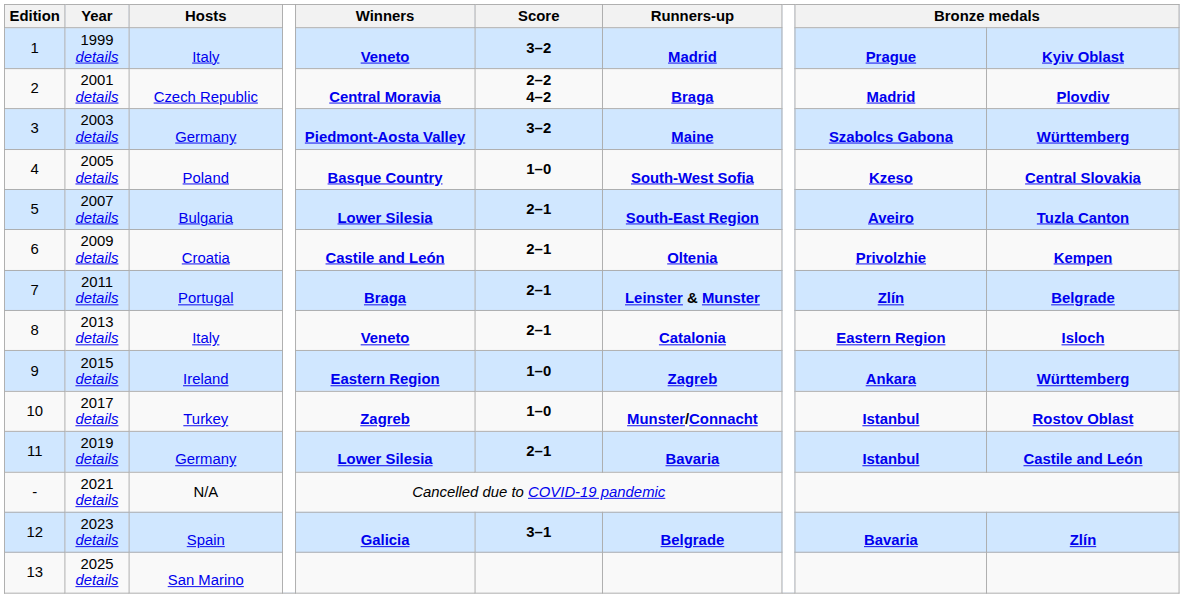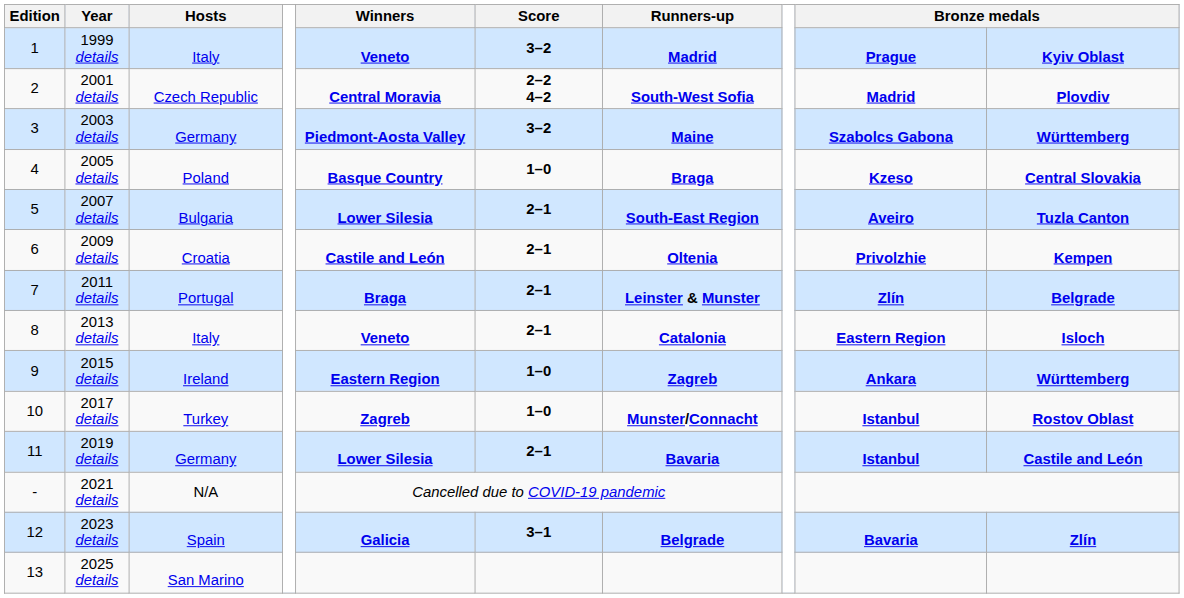(692, 96) Braga -> (692, 96) South-West Sofia
(692, 177) South-West Sofia -> (692, 177) Braga
